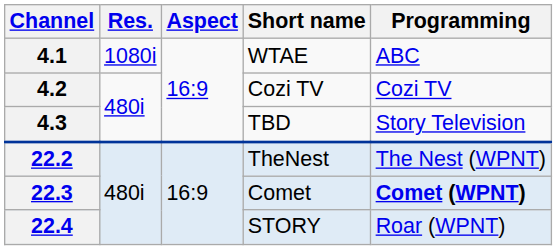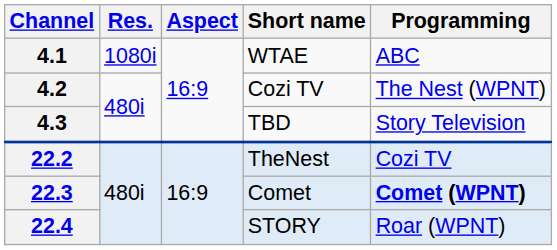(414, 89) Cozi TV -> (461, 89) The Nest (WPNT)
(461, 158) The Nest (WPNT) -> (414, 158) Cozi TV
